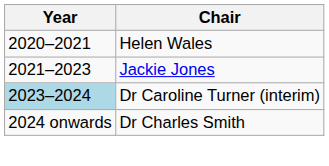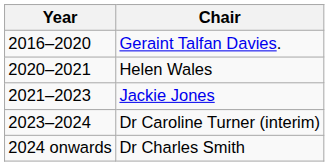+ row: (200, 43)
(50, 95) lightblue background -> (50, 122) no background
